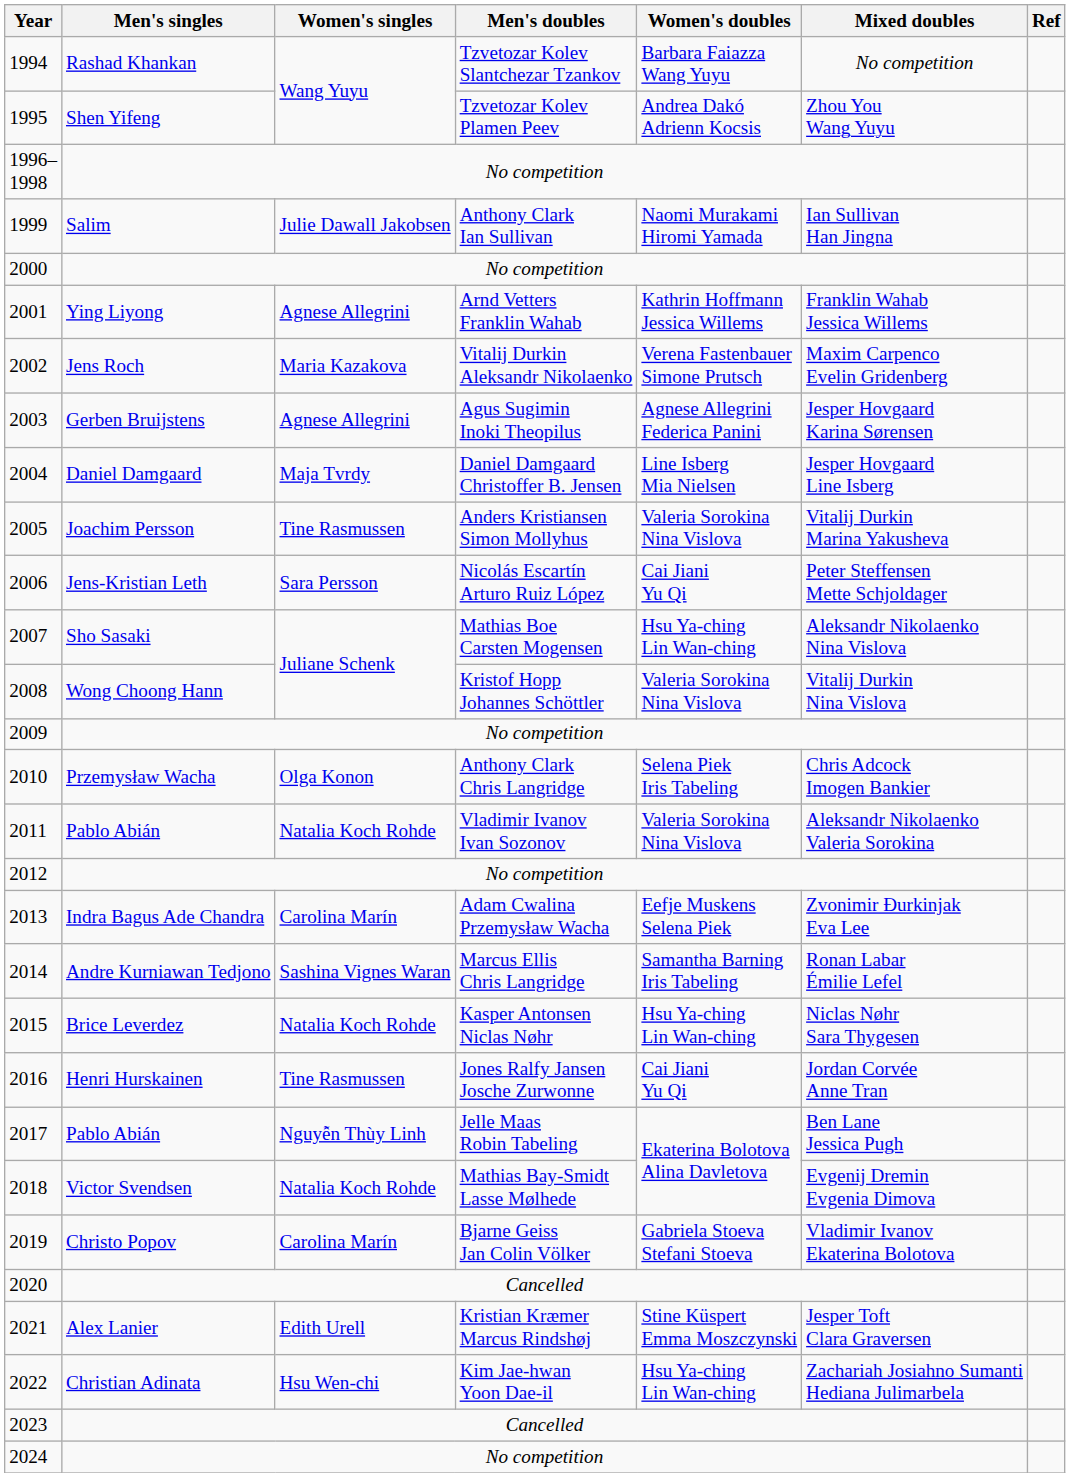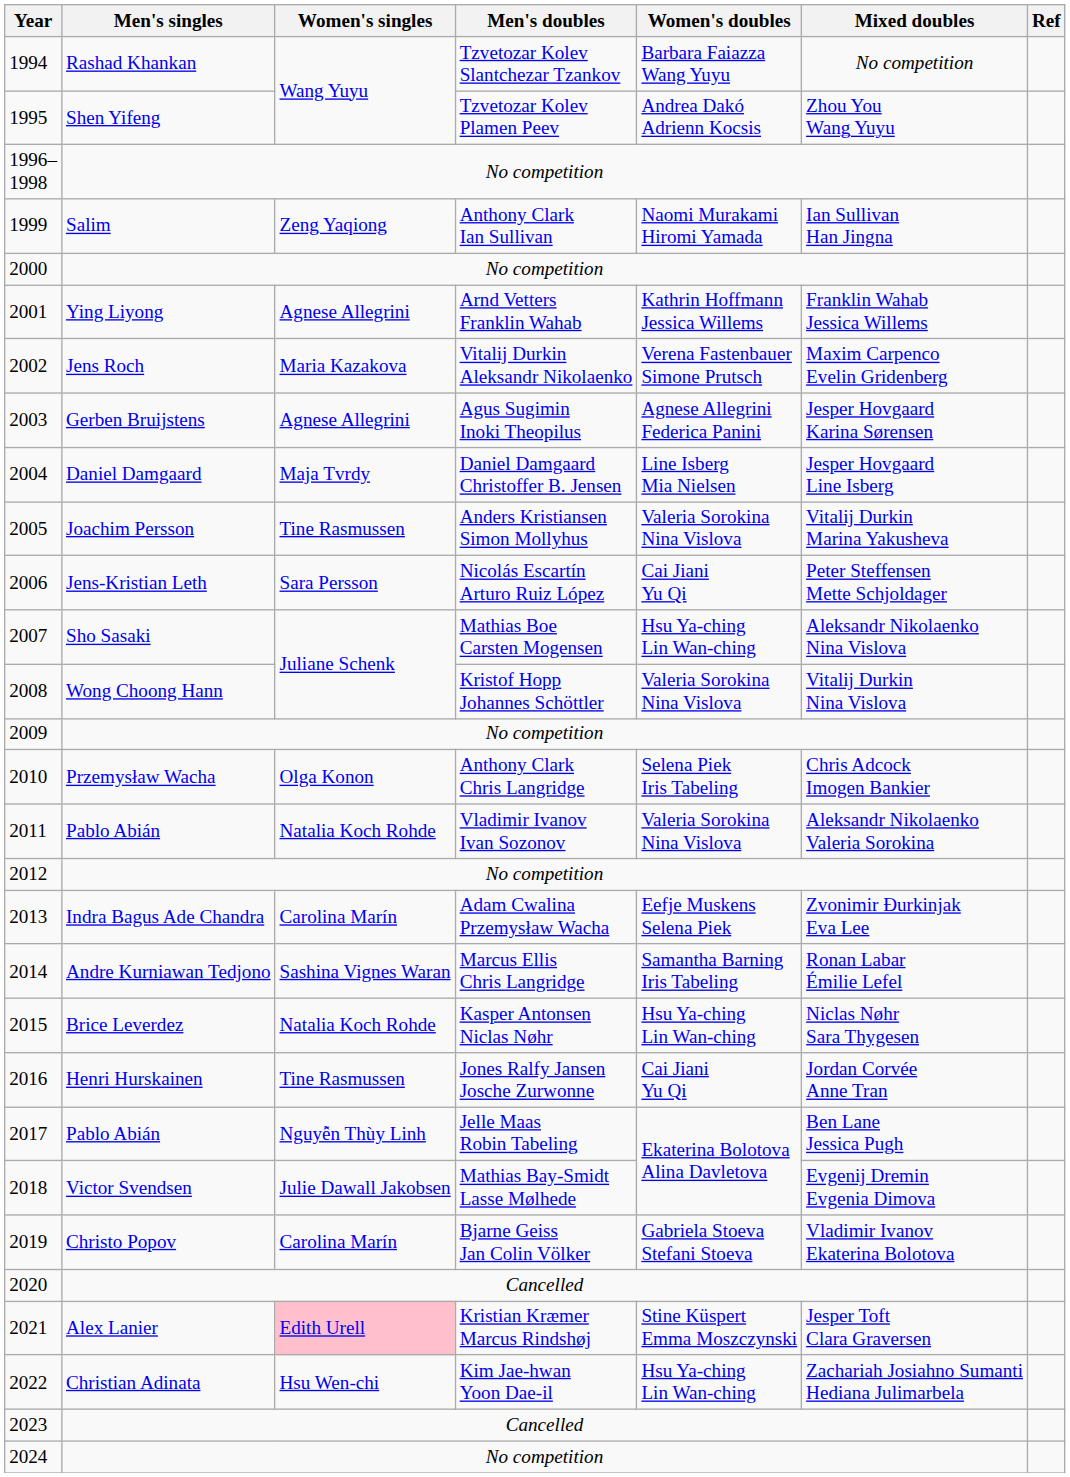(365, 226) Julie Dawall Jakobsen -> (333, 226) Zeng Yaqiong
(358, 1188) Natalia Koch Rohde -> (365, 1188) Julie Dawall Jakobsen
(322, 1328) no background -> (322, 1328) pink background
